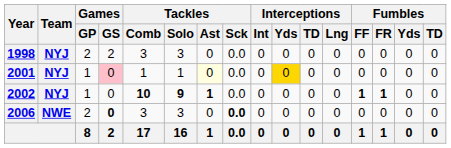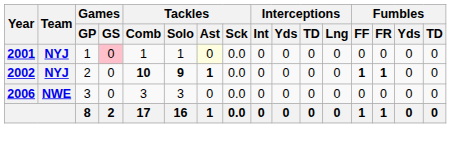- row: (21, 53)
(286, 73) gold background -> (286, 53) no background
(87, 93) 1 -> (87, 73) 2
(87, 113) 2 -> (87, 93) 3
(111, 113) bold -> (111, 93) normal
(237, 113) bold -> (237, 93) normal
